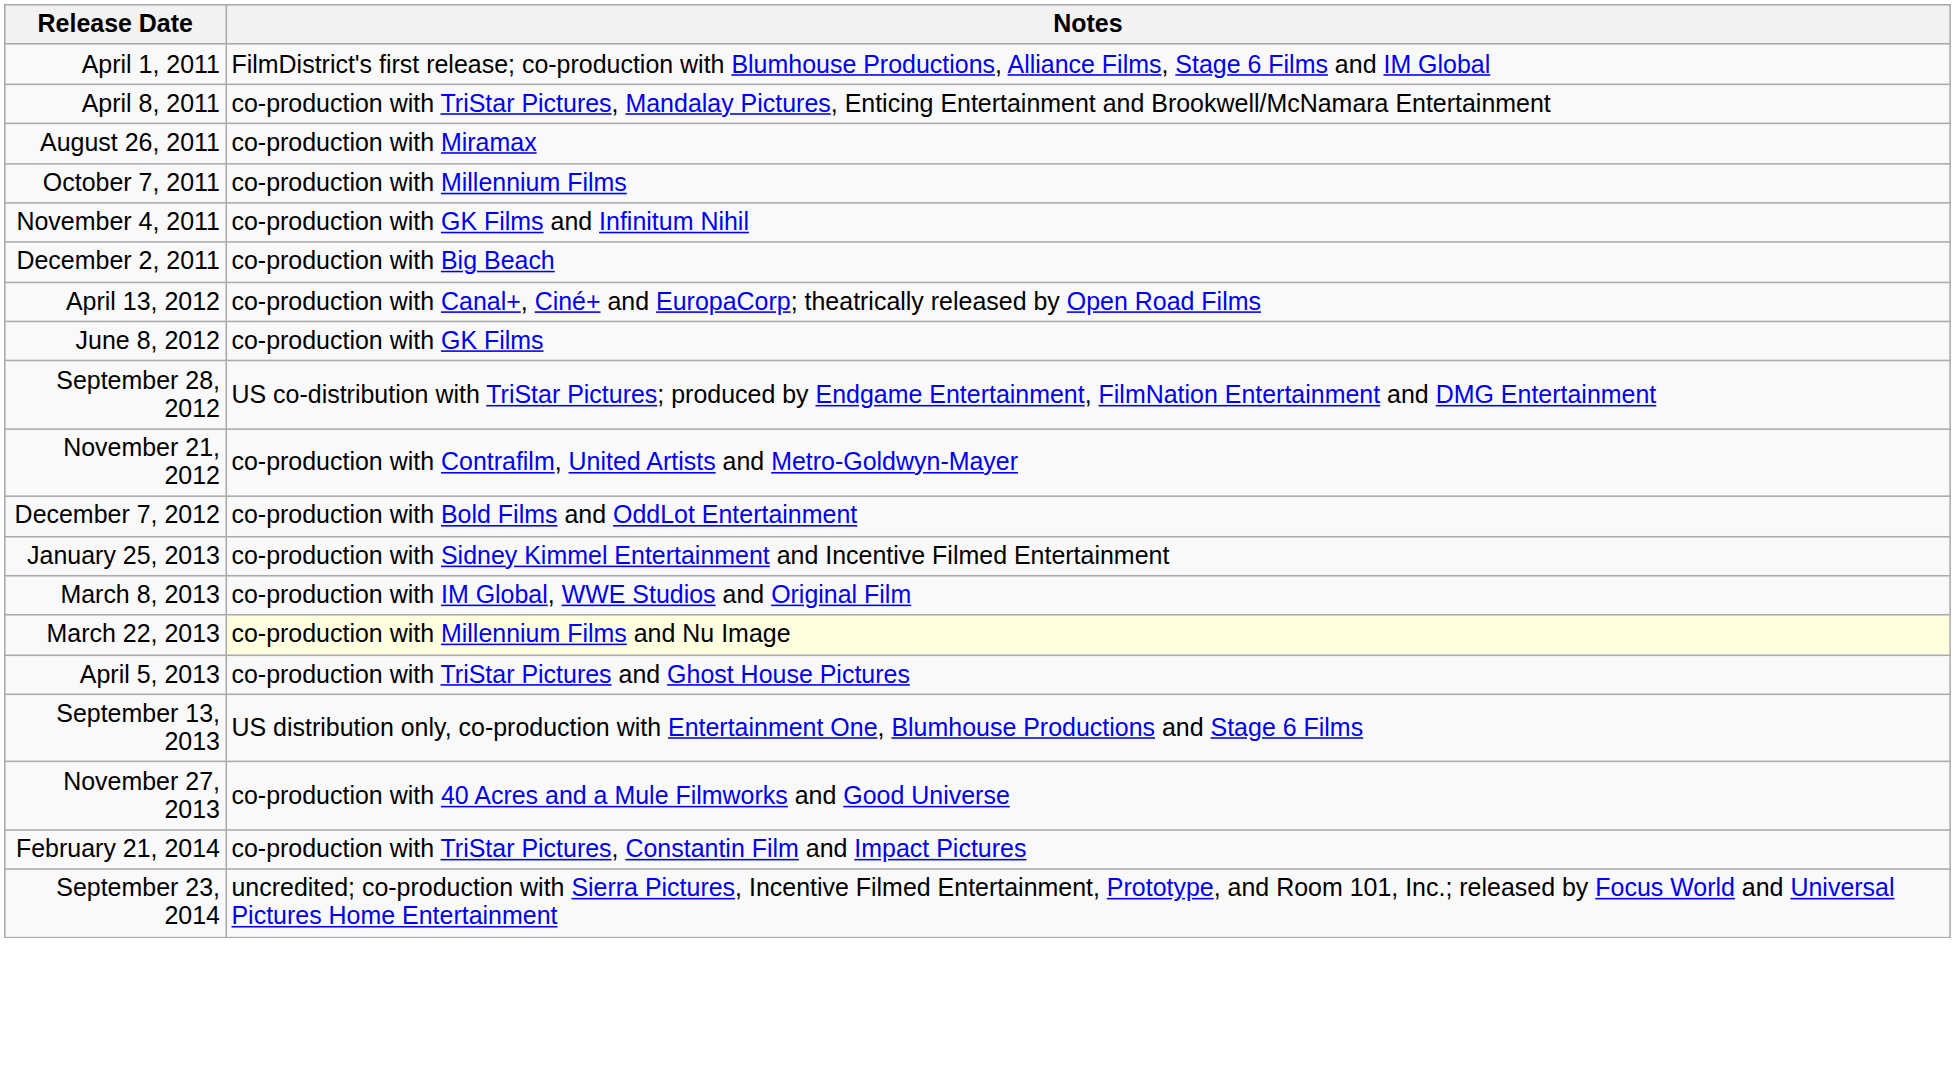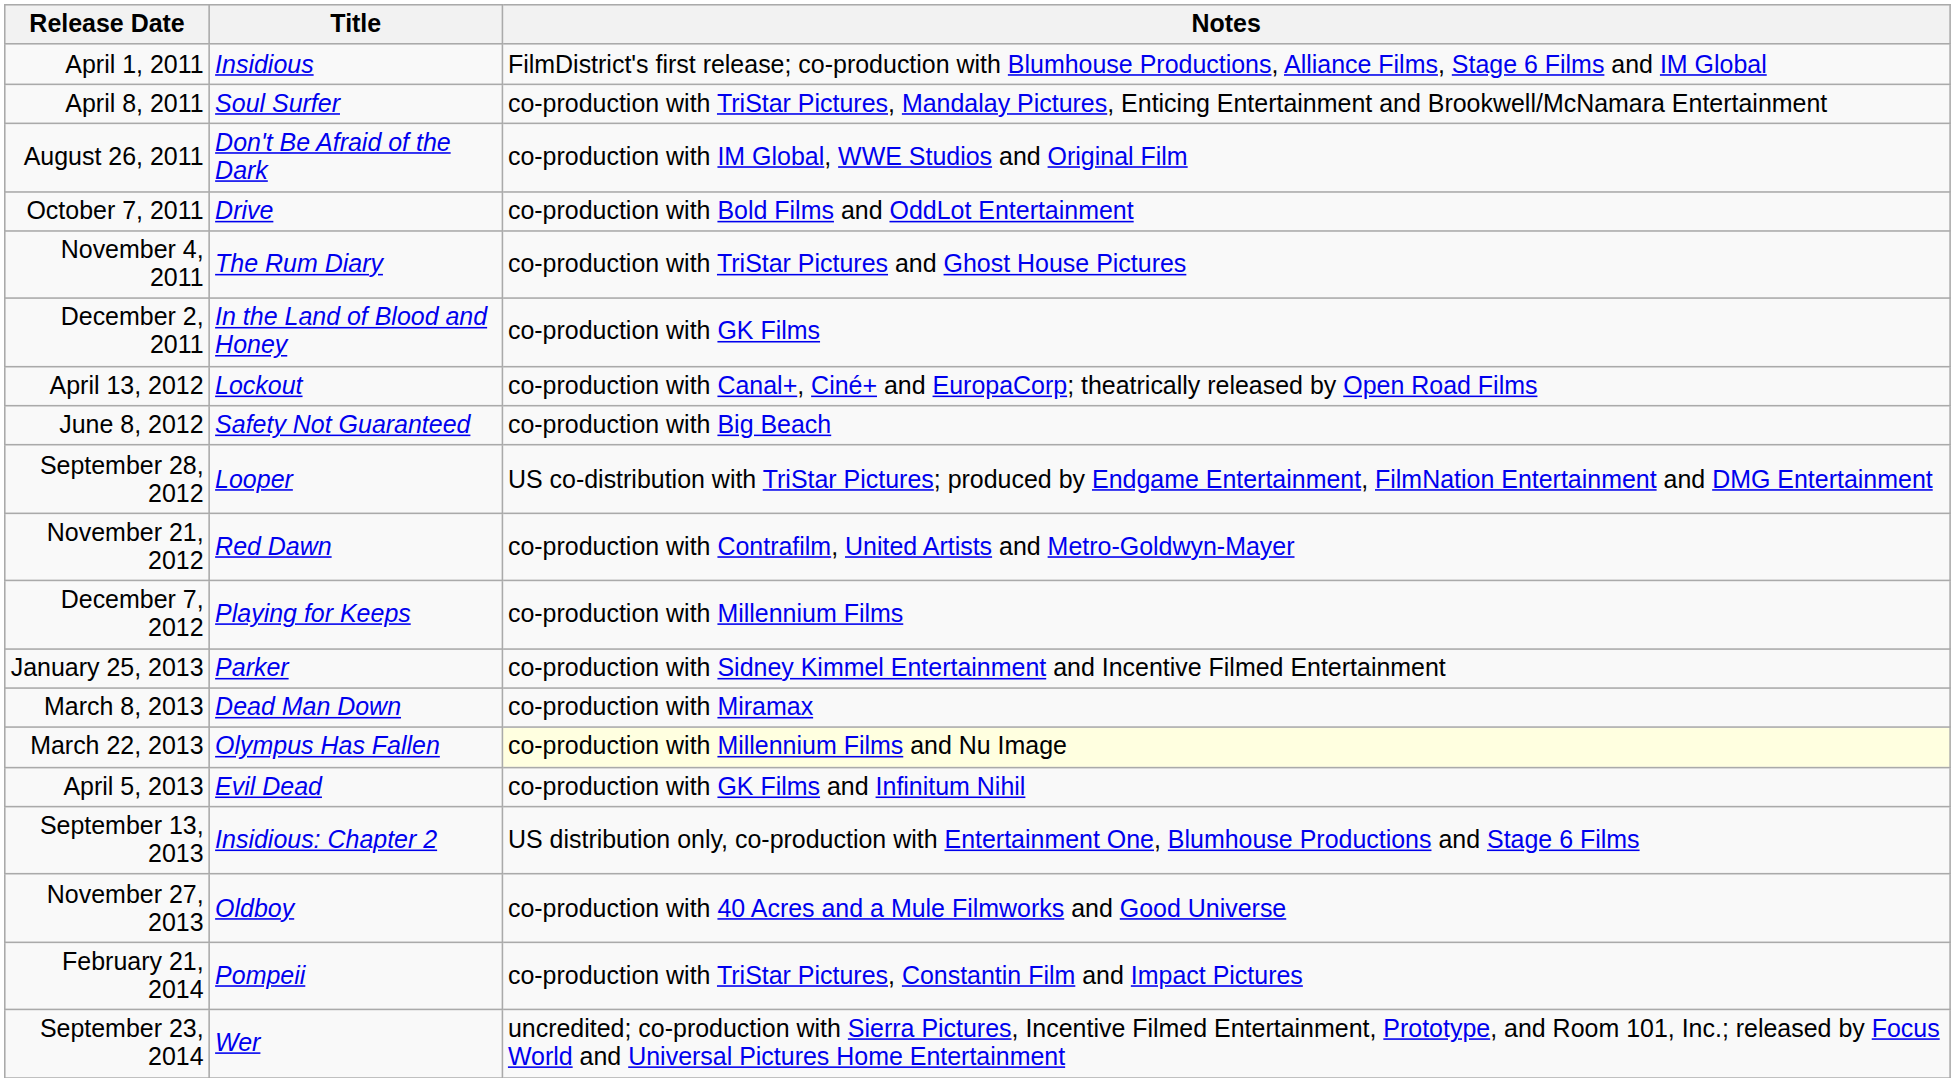+ column: (356, 24)
(384, 143) co-production with Miramax -> (848, 157) co-production with IM Global, WWE Studios and Original Film
(429, 182) co-production with Millennium Films -> (821, 210) co-production with Bold Films and OddLot Entertainment
(490, 222) co-production with GK Films and Infinitum Nihil -> (847, 264) co-production with TriStar Pictures and Ghost House Pictures
(393, 261) co-production with Big Beach -> (664, 332) co-production with GK Films
(388, 340) co-production with GK Films -> (670, 425) co-production with Big Beach
(544, 515) co-production with Bold Films and OddLot Entertainment -> (706, 614) co-production with Millennium Films
(571, 595) co-production with IM Global, WWE Studios and Original Film -> (661, 707) co-production with Miramax
(571, 674) co-production with TriStar Pictures and Ghost House Pictures -> (767, 786) co-production with GK Films and Infinitum Nihil
